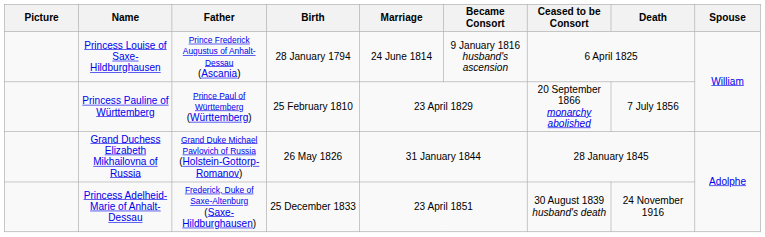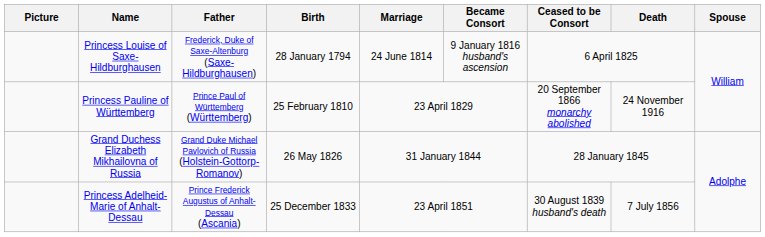(219, 57) Prince Frederick Augustus of Anhalt-Dessau (Ascania) -> (219, 57) Frederick, Duke of Saxe-Altenburg (Saxe-Hildburghausen)
(653, 106) 7 July 1856 -> (653, 106) 24 November 1916
(219, 207) Frederick, Duke of Saxe-Altenburg (Saxe-Hildburghausen) -> (219, 207) Prince Frederick Augustus of Anhalt-Dessau (Ascania)
(653, 206) 24 November 1916 -> (653, 206) 7 July 1856
